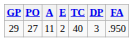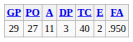columns swapped: (63, 12) <-> (96, 12)
